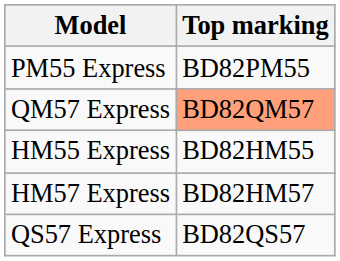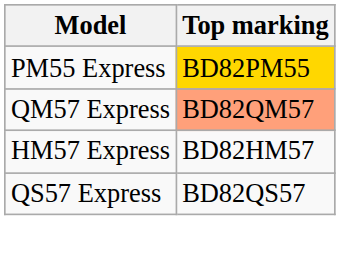(246, 67) no background -> (246, 67) gold background
- row: (90, 151)
